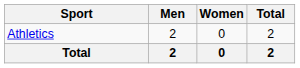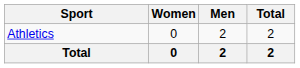columns swapped: (173, 14) <-> (222, 14)
